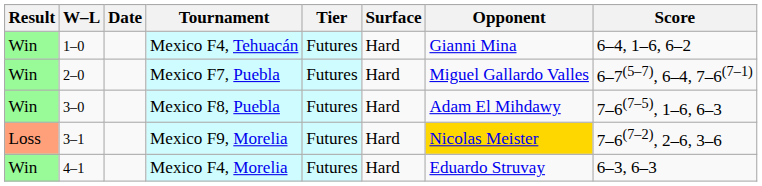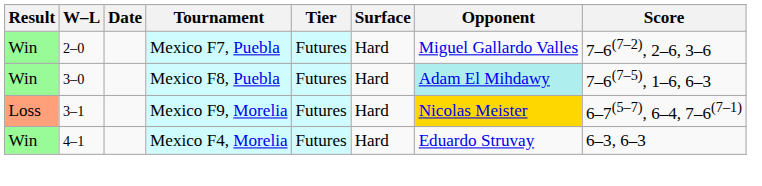- row: (224, 45)
(675, 74) 6–7(5–7), 6–4, 7–6(7–1) -> (649, 47) 7–6(7–2), 2–6, 3–6
(495, 106) no background -> (484, 79) paleturquoise background
(659, 138) 7–6(7–2), 2–6, 3–6 -> (664, 111) 6–7(5–7), 6–4, 7–6(7–1)
